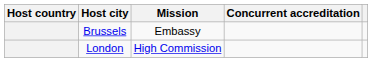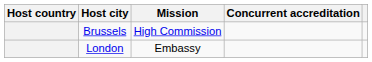(178, 31) Embassy -> (178, 31) High Commission
(178, 48) High Commission -> (178, 48) Embassy
